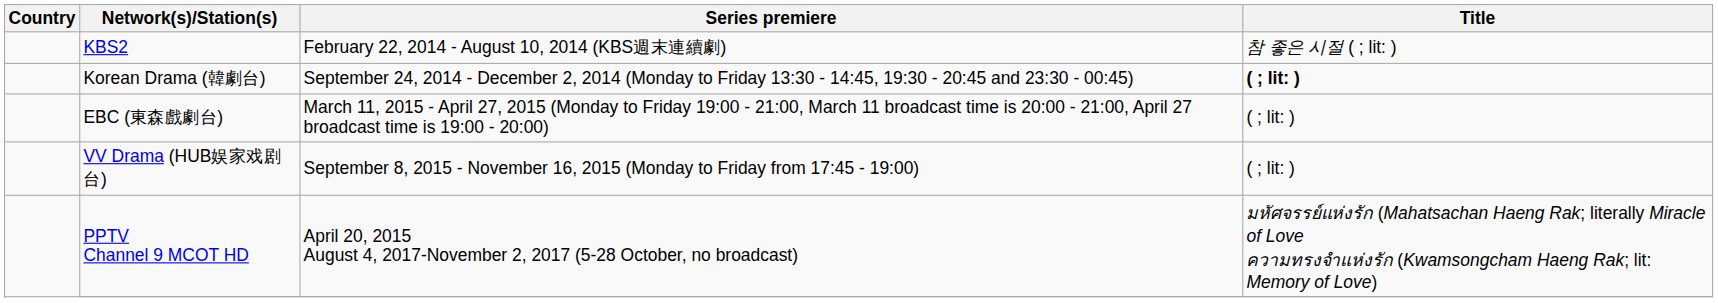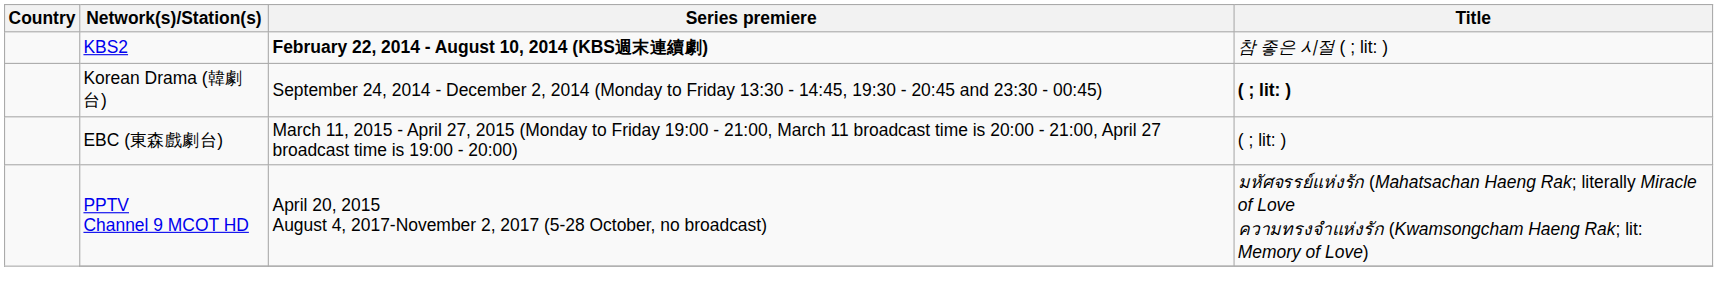(515, 47) normal -> (490, 47) bold
- row: (182, 167)
